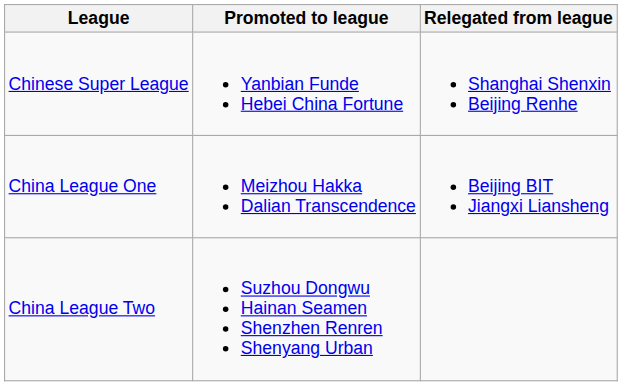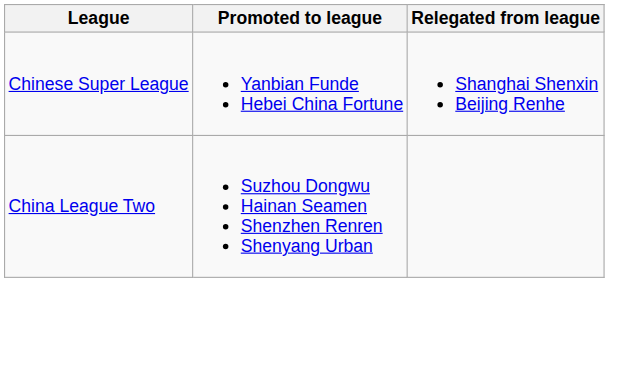- row: (82, 186)
